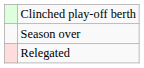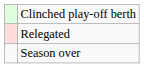rows swapped: (51, 33) <-> (45, 53)
